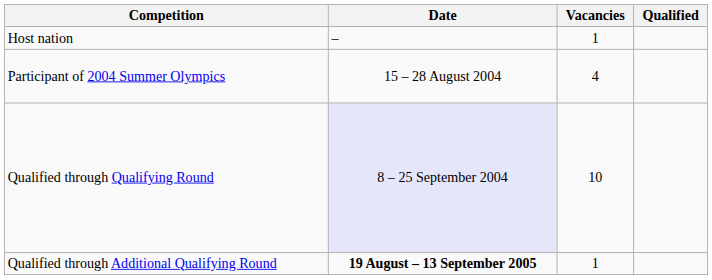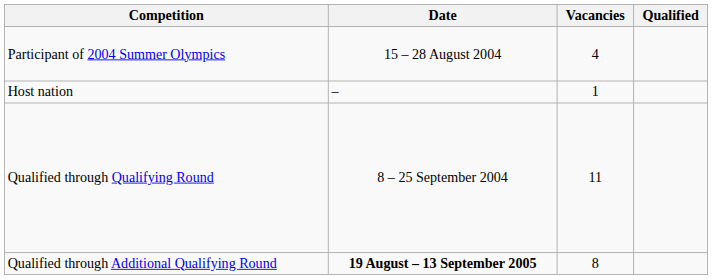rows swapped: (40, 37) <-> (116, 76)
(443, 177) lavender background -> (443, 177) no background
(595, 177) 10 -> (595, 177) 11
(595, 263) 1 -> (595, 263) 8
